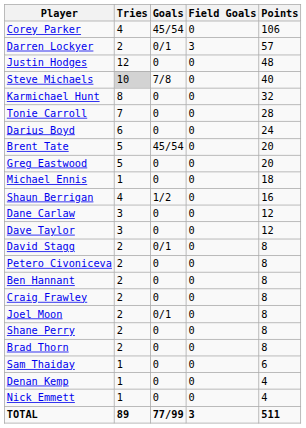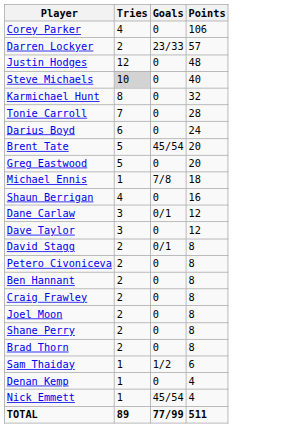- column: (222, 13)
(168, 30) 45/54 -> (156, 30) 0
(162, 46) 0/1 -> (168, 46) 23/33
(162, 80) 7/8 -> (156, 80) 0
(156, 180) 0 -> (162, 180) 7/8
(162, 197) 1/2 -> (156, 197) 0
(156, 214) 0 -> (162, 214) 0/1
(162, 314) 0/1 -> (156, 314) 0
(156, 364) 0 -> (162, 364) 1/2
(156, 398) 0 -> (168, 398) 45/54
